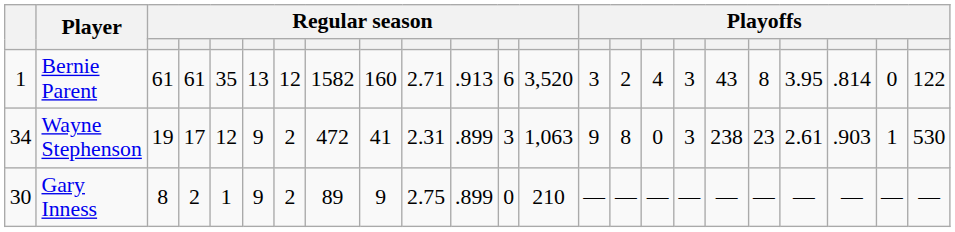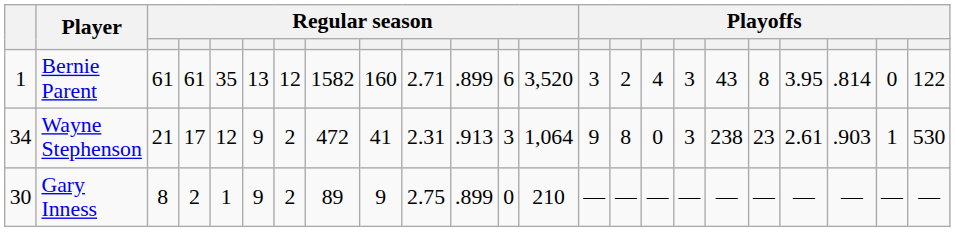(474, 78) .913 -> (474, 78) .899
(163, 137) 19 -> (163, 137) 21
(474, 137) .899 -> (474, 137) .913
(549, 137) 1,063 -> (549, 137) 1,064
